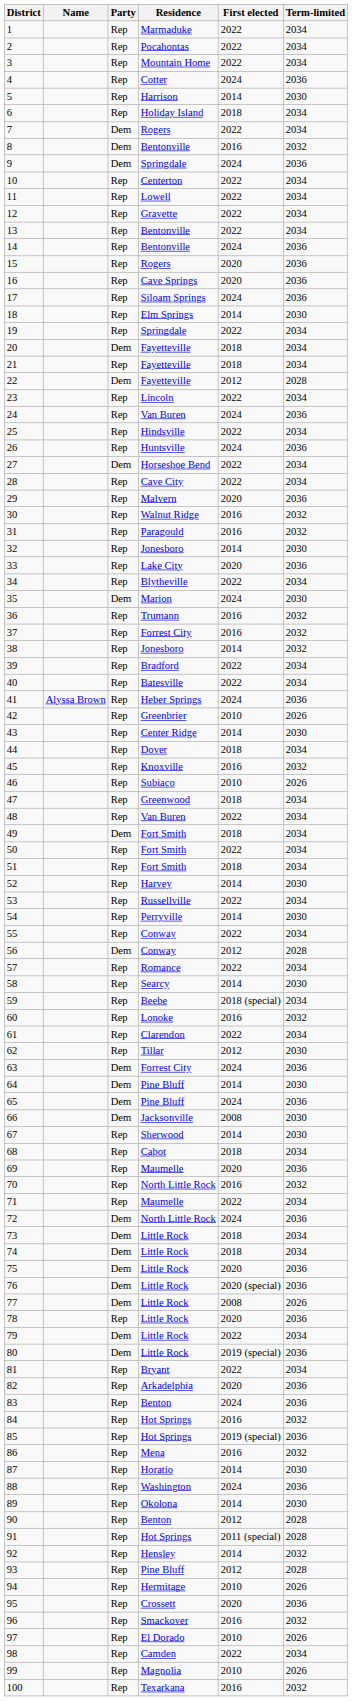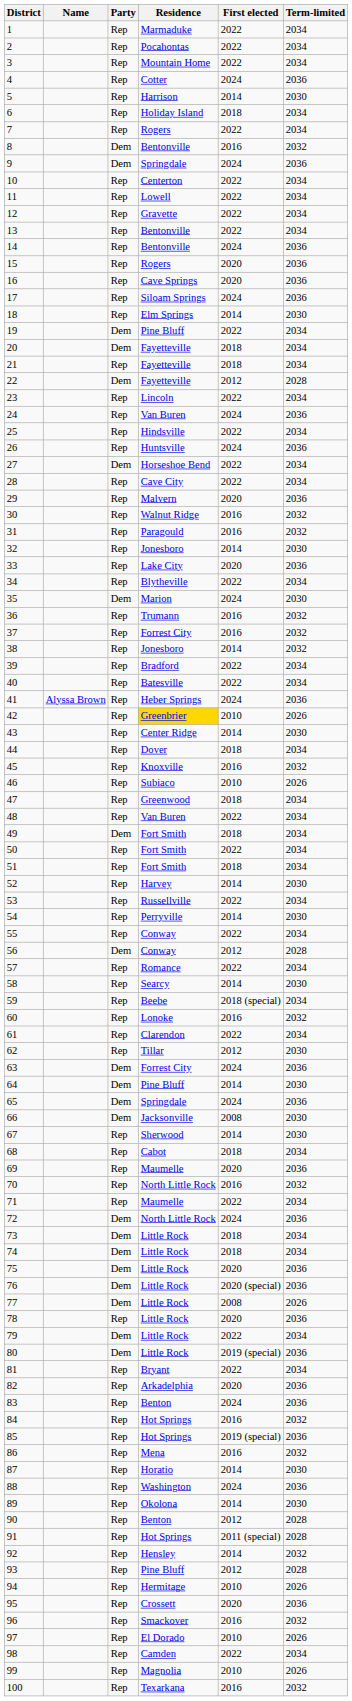(121, 130) Dem -> (119, 130) Rep
(119, 331) Rep -> (121, 331) Dem
(164, 331) Springdale -> (162, 331) Pine Bluff
(164, 716) no background -> (164, 716) gold background
(162, 1101) Pine Bluff -> (164, 1101) Springdale
